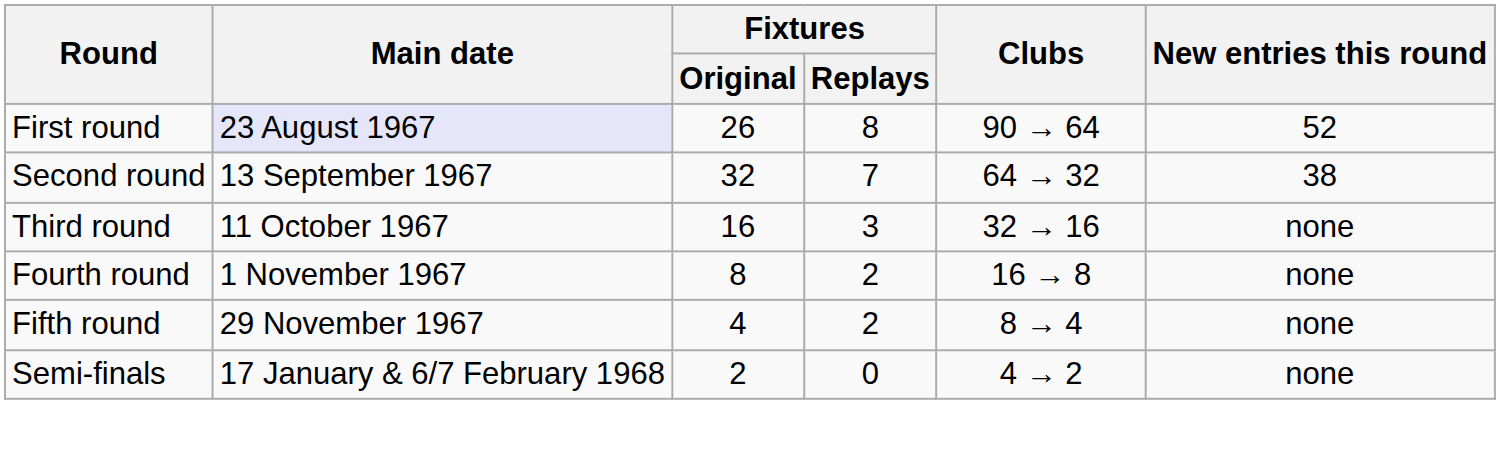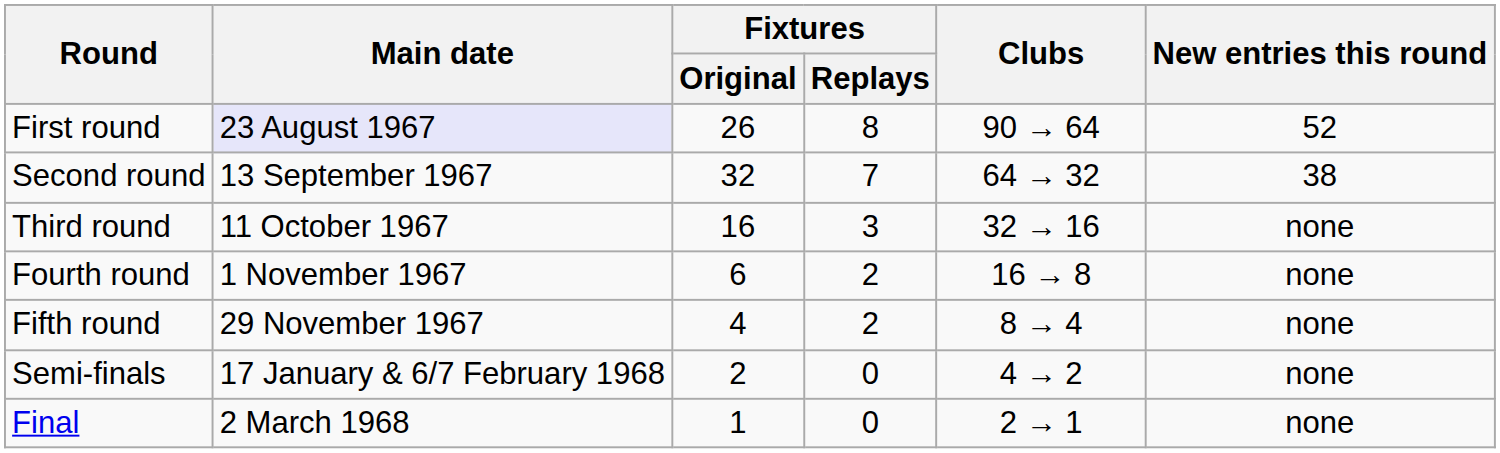(738, 275) 8 -> (738, 275) 6
+ row: (46, 422)
